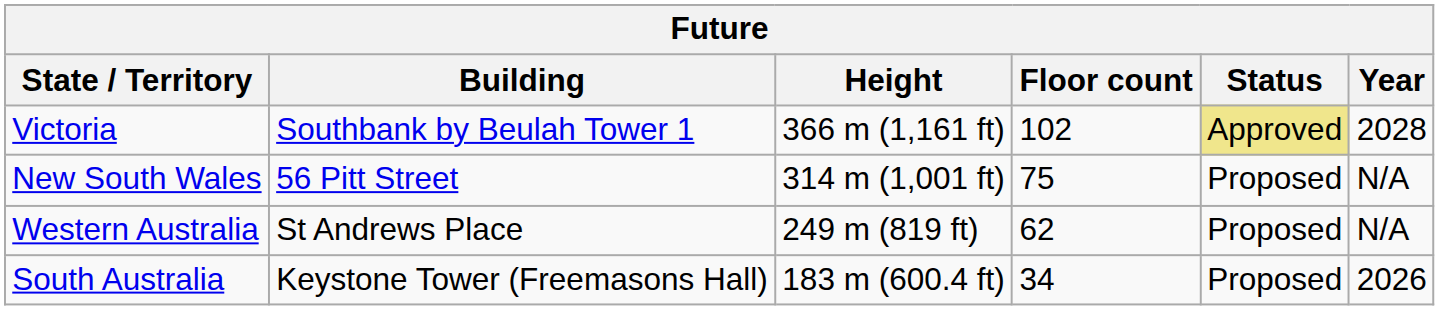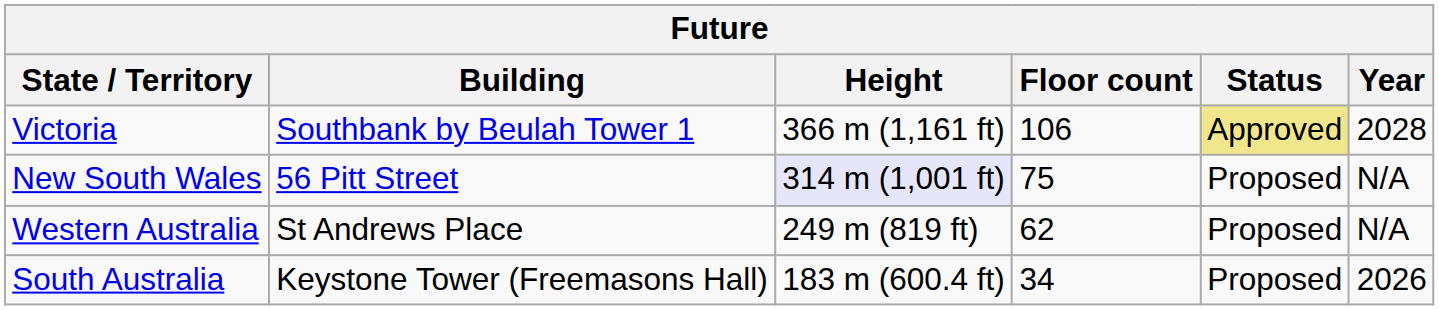(1046, 129) 102 -> (1046, 129) 106
(894, 179) no background -> (894, 179) lavender background
